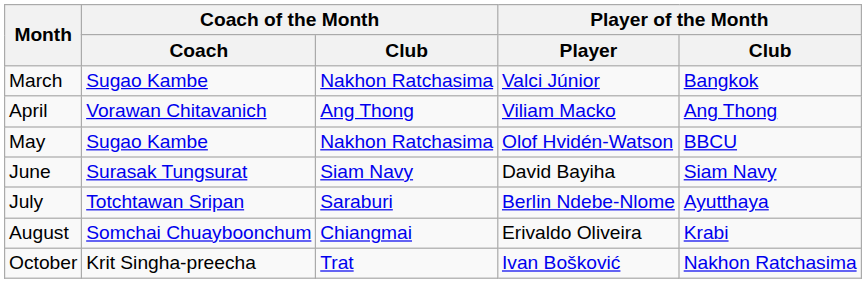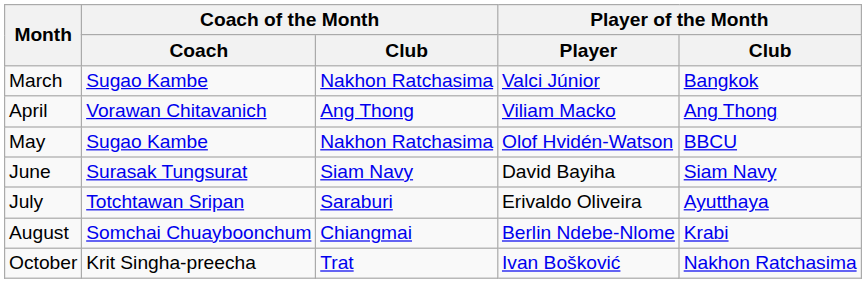(588, 202) Berlin Ndebe-Nlome -> (572, 202) Erivaldo Oliveira
(572, 232) Erivaldo Oliveira -> (588, 232) Berlin Ndebe-Nlome
